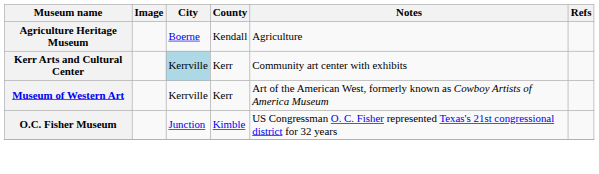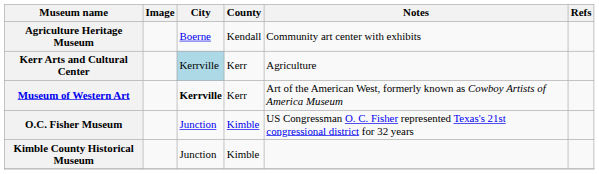(277, 36) Agriculture -> (344, 36) Community art center with exhibits
(330, 65) Community art center with exhibits -> (291, 65) Agriculture
(188, 95) normal -> (201, 95) bold
+ row: (74, 154)
